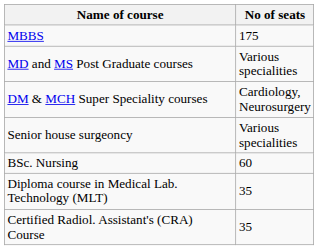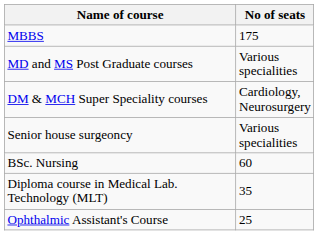- row: (100, 226)
+ row: (88, 219)
